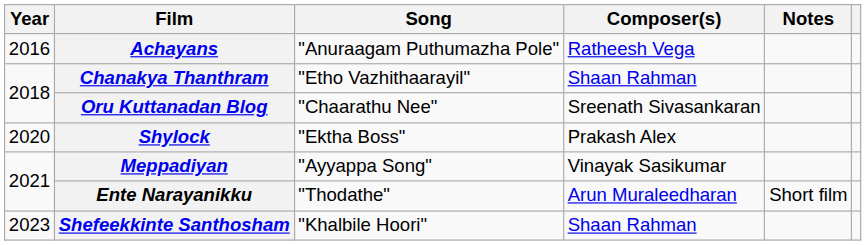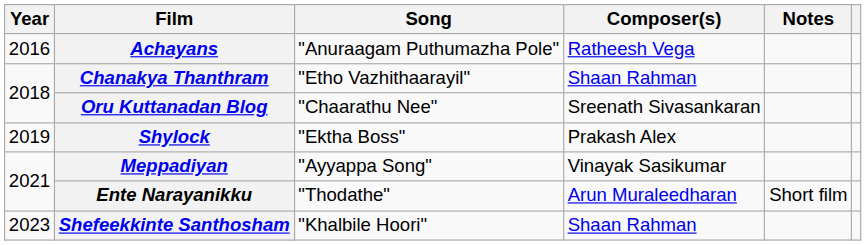(30, 136) 2020 -> (30, 136) 2019
